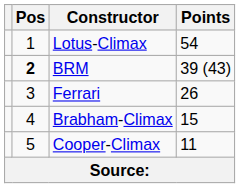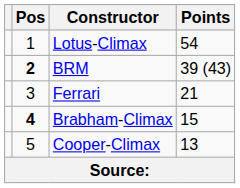(189, 94) 26 -> (189, 94) 21
(31, 119) normal -> (31, 119) bold
(189, 145) 11 -> (189, 145) 13
